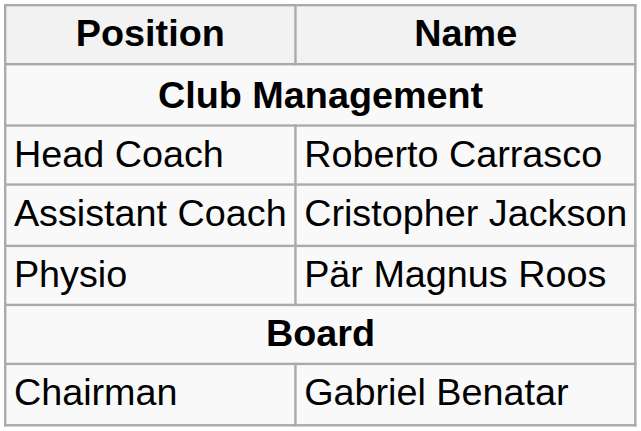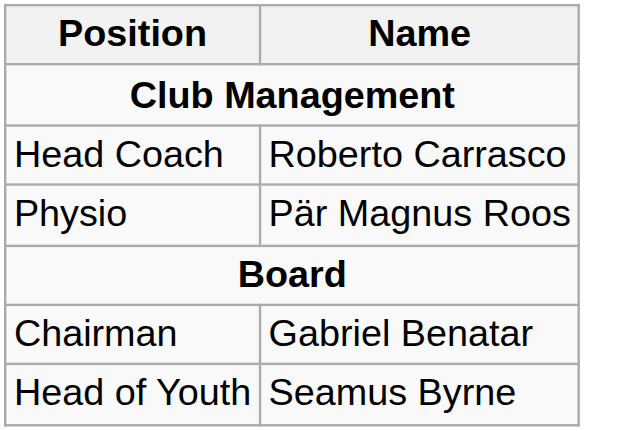- row: (150, 214)
+ row: (133, 393)
